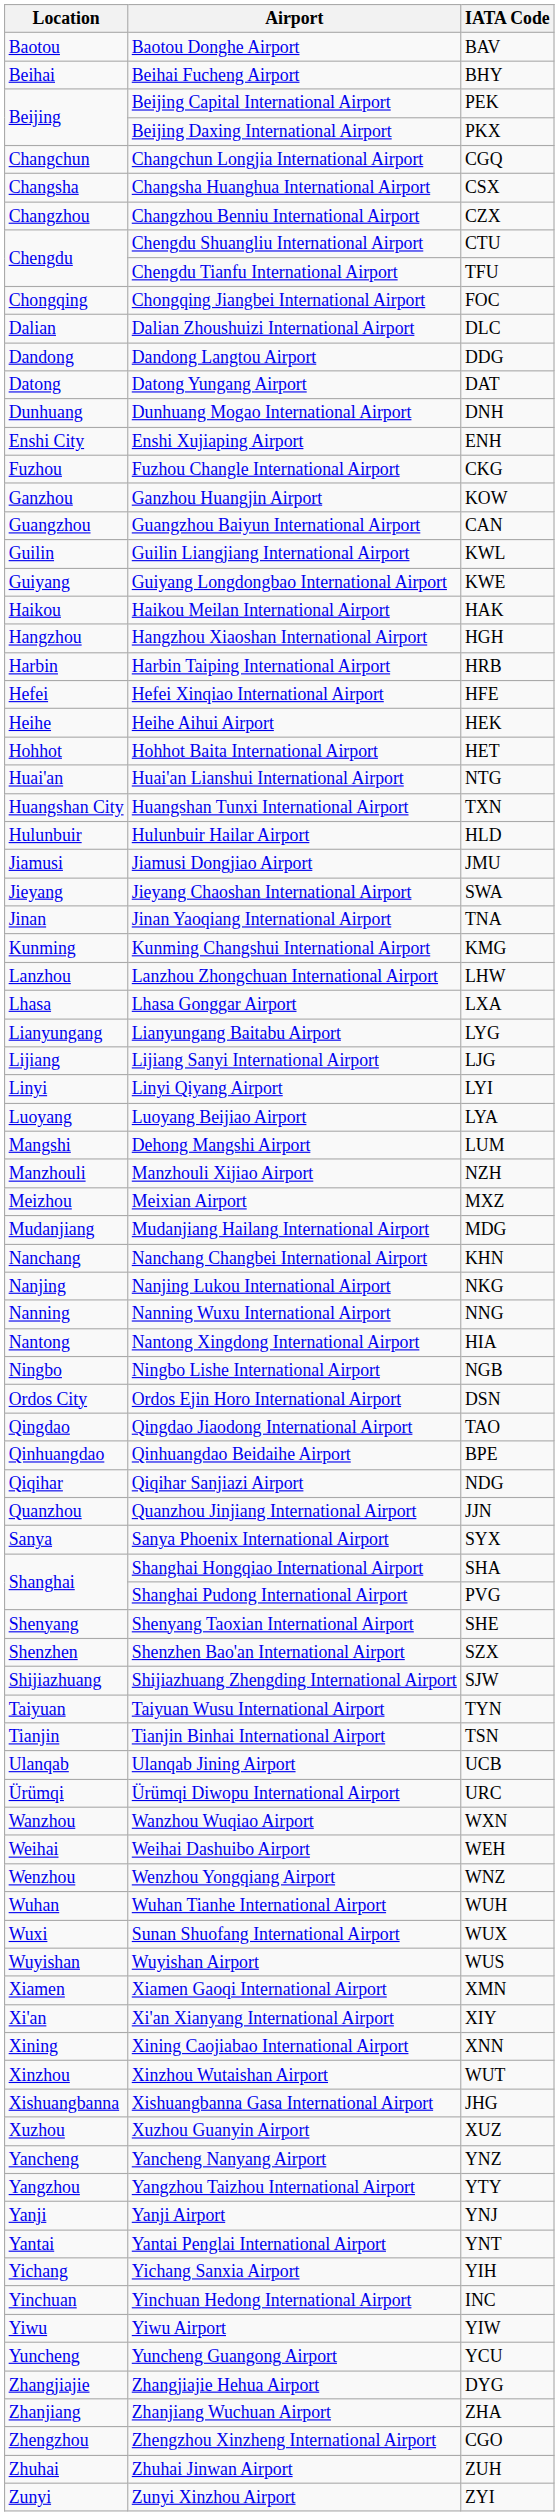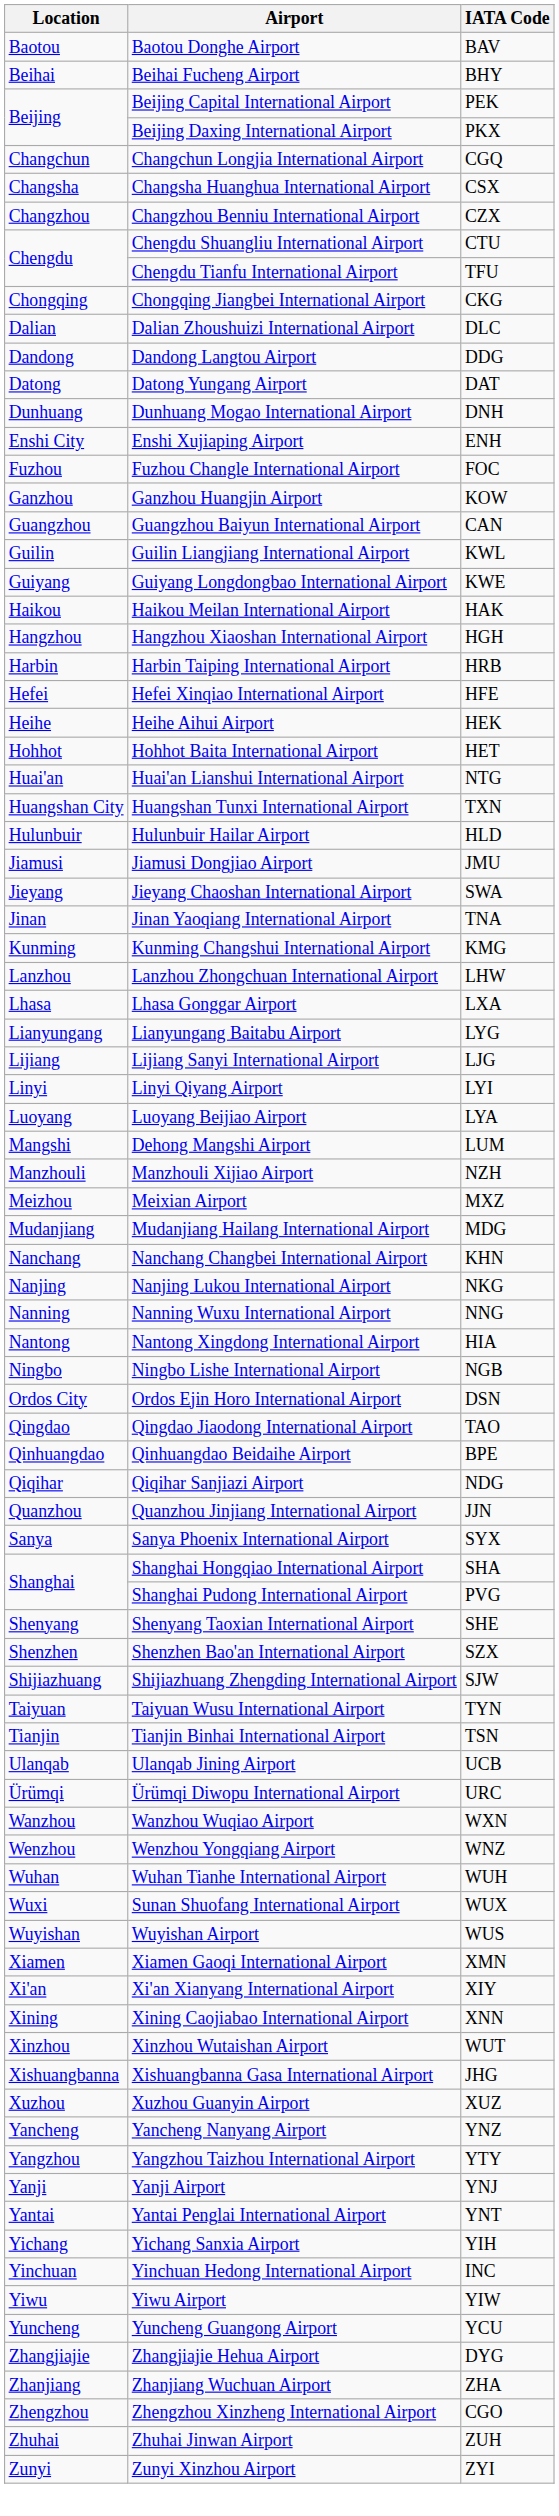(482, 300) FOC -> (484, 300) CKG
(484, 469) CKG -> (482, 469) FOC
- row: (221, 1849)
